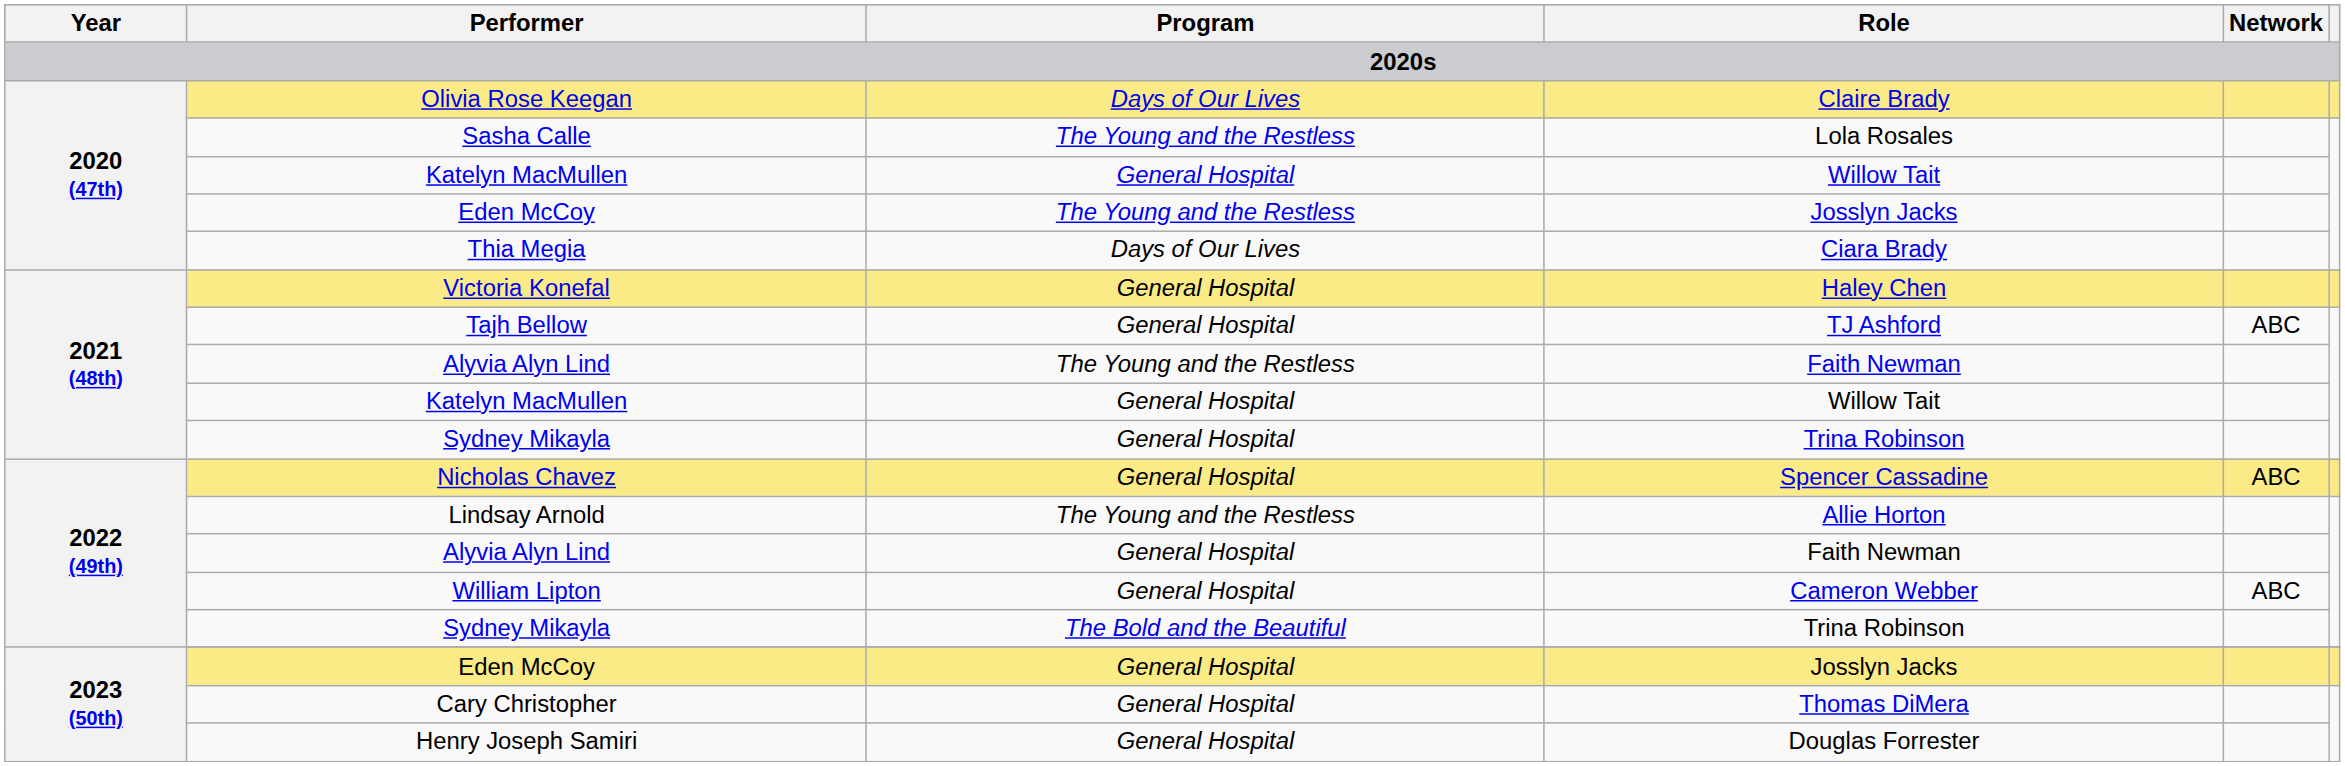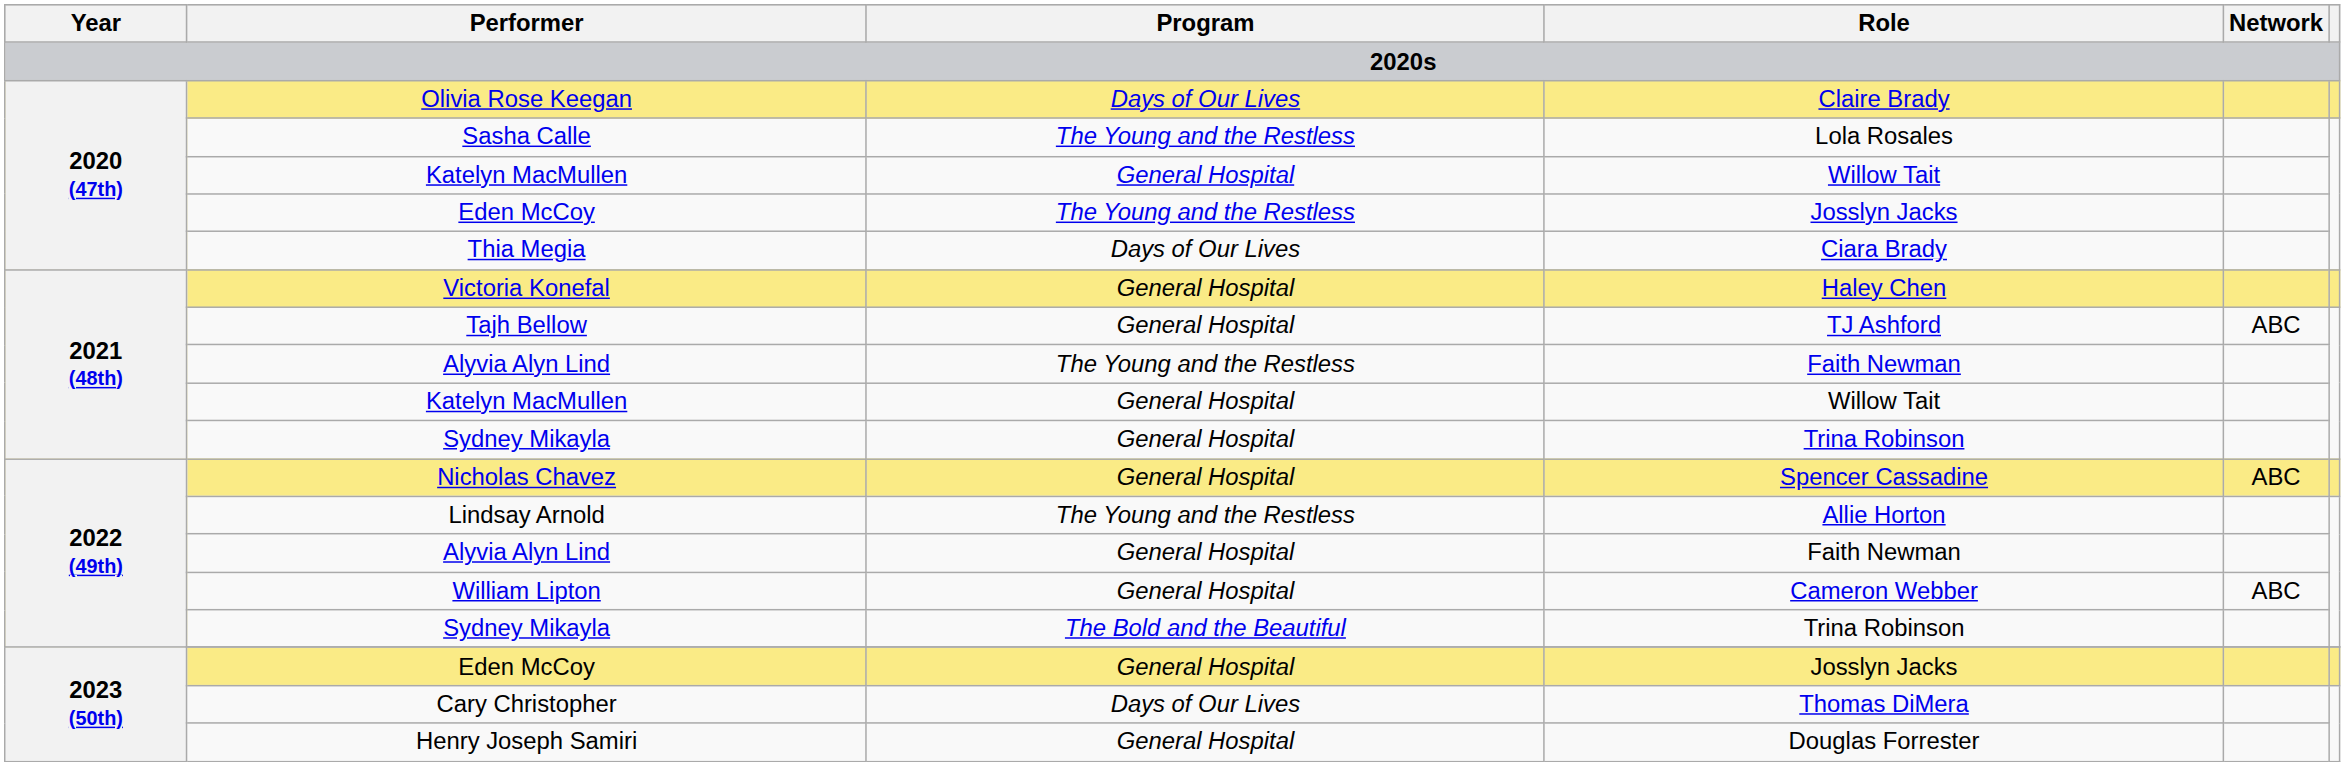(1205, 703) General Hospital -> (1205, 703) Days of Our Lives
